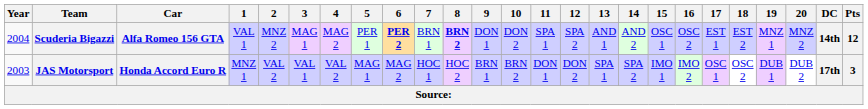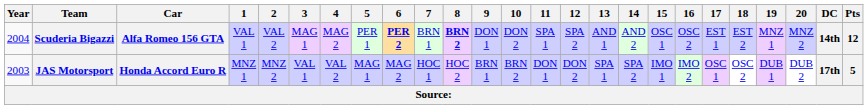(274, 38) MNZ 2 -> (274, 38) VAL 2
(274, 69) VAL 2 -> (274, 69) MNZ 2
(853, 69) 3 -> (853, 69) 5
